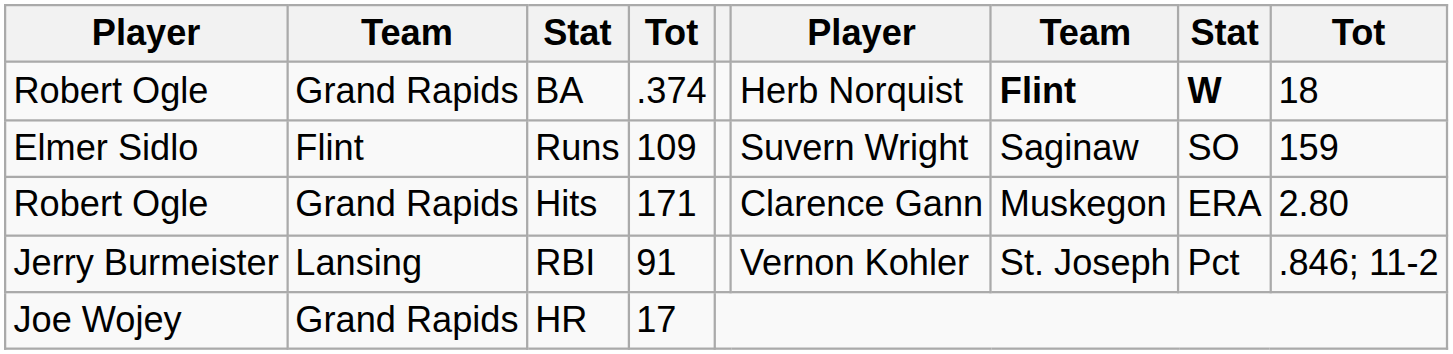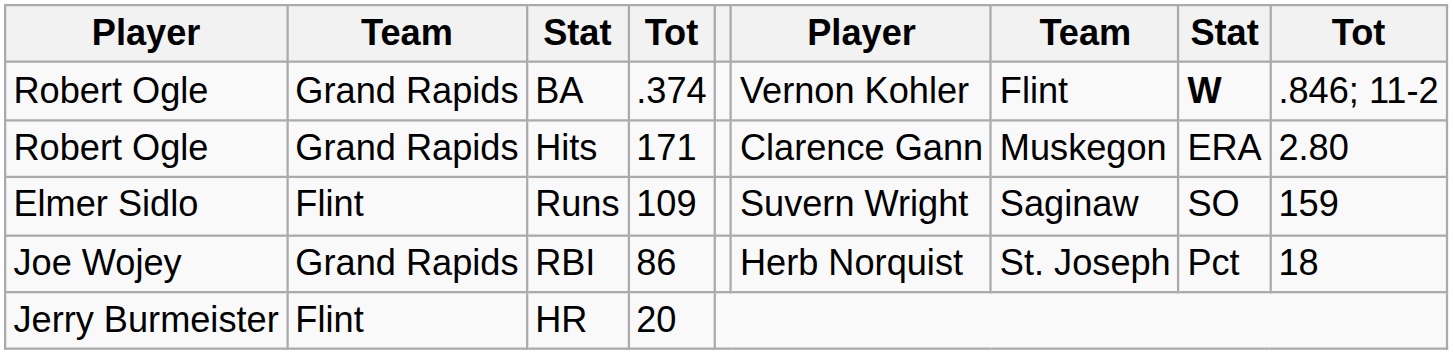(851, 90) Herb Norquist -> (855, 90) Vernon Kohler
(1038, 90) bold -> (1034, 90) normal
(1299, 90) 18 -> (1359, 90) .846; 11-2
rows swapped: (577, 147) <-> (566, 205)
(146, 262) Jerry Burmeister -> (98, 262) Joe Wojey
(359, 262) Lansing -> (407, 262) Grand Rapids
(656, 262) 91 -> (656, 262) 86
(855, 262) Vernon Kohler -> (851, 262) Herb Norquist
(1359, 262) .846; 11-2 -> (1299, 262) 18
(98, 319) Joe Wojey -> (146, 319) Jerry Burmeister
(407, 319) Grand Rapids -> (330, 319) Flint
(656, 319) 17 -> (656, 319) 20
